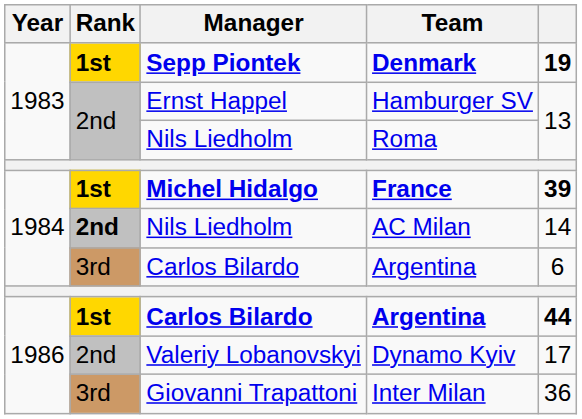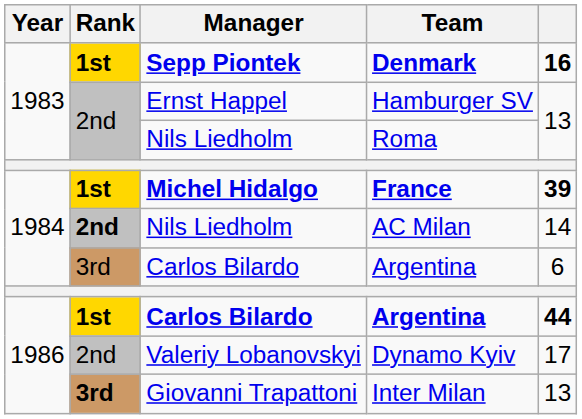(558, 62) 19 -> (558, 62) 16
(93, 393) normal -> (95, 393) bold
(558, 393) 36 -> (558, 393) 13
